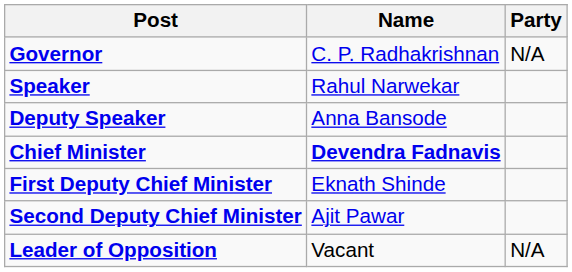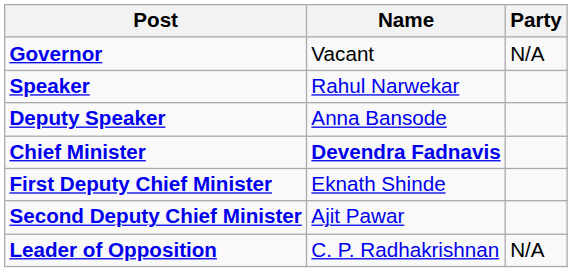(405, 53) C. P. Radhakrishnan -> (343, 53) Vacant
(343, 250) Vacant -> (405, 250) C. P. Radhakrishnan
